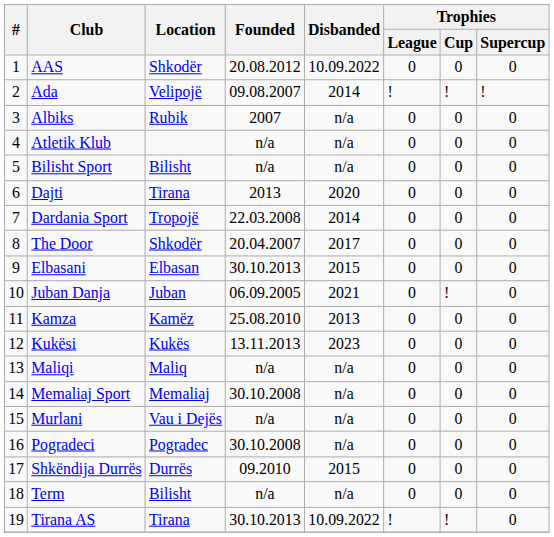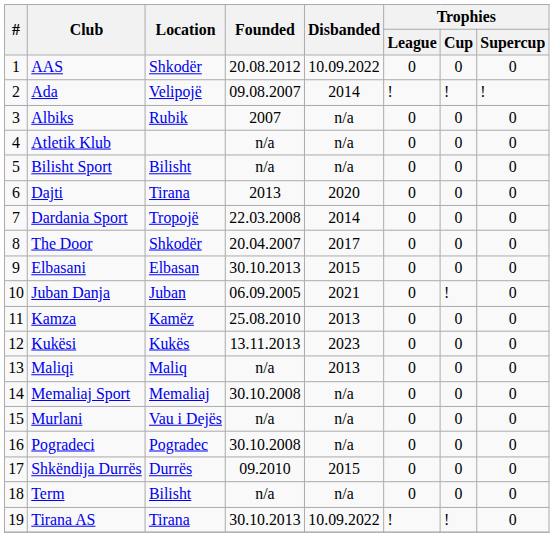(344, 368) n/a -> (344, 368) 2013
